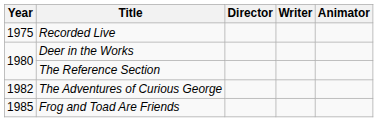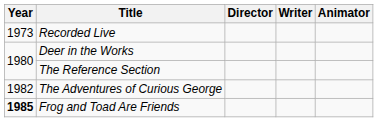(20, 32) 1975 -> (20, 32) 1973
(20, 107) normal -> (20, 107) bold
